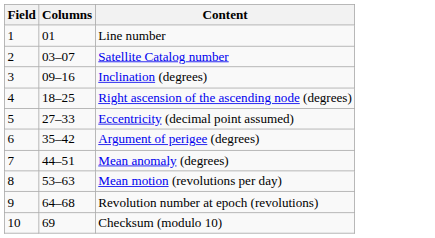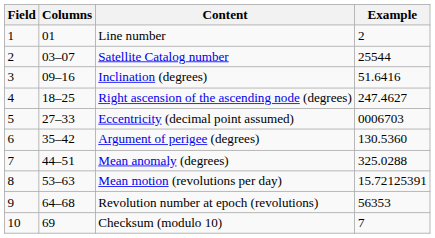+ column: (392, 14)
